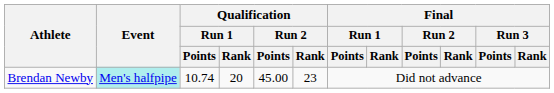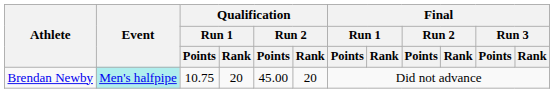(199, 78) 10.74 -> (199, 78) 10.75
(310, 78) 23 -> (310, 78) 20
